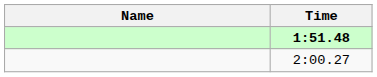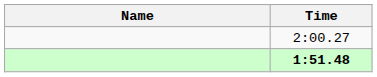rows swapped: (321, 38) <-> (321, 60)
